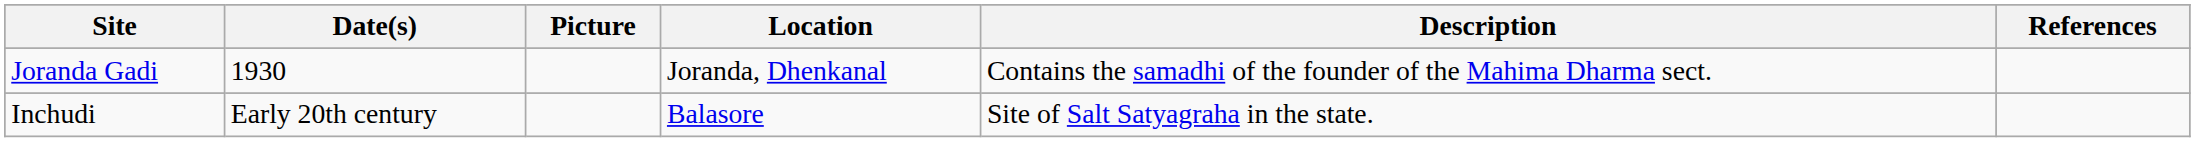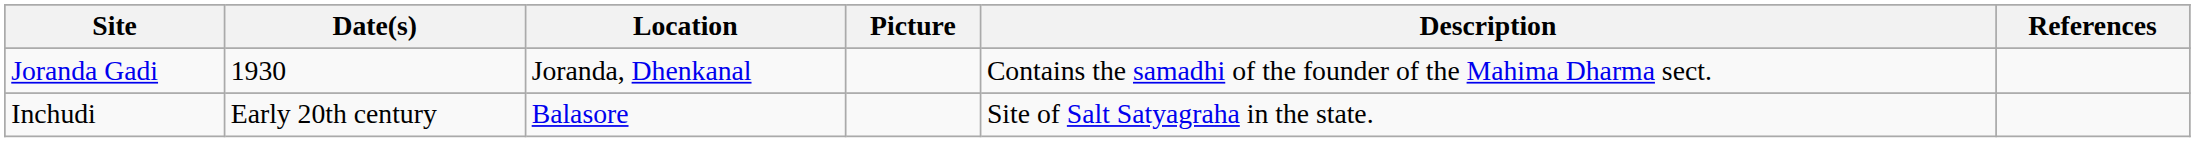columns swapped: (593, 26) <-> (821, 26)
